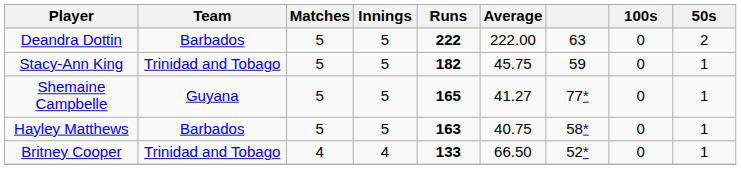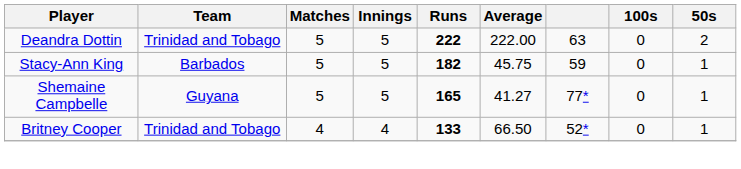(212, 40) Barbados -> (212, 40) Trinidad and Tobago
(212, 64) Trinidad and Tobago -> (212, 64) Barbados
- row: (71, 128)
